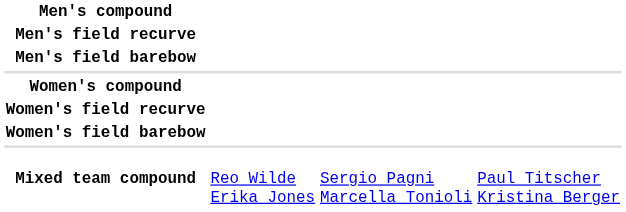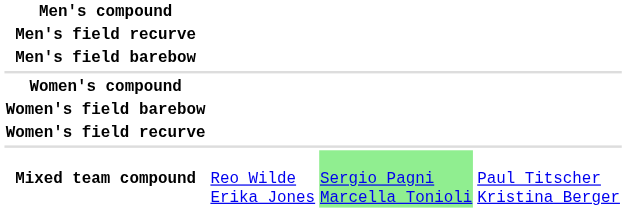rows swapped: (106, 109) <-> (106, 133)
(396, 188) no background -> (396, 188) lightgreen background
